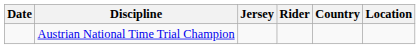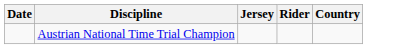- column: (389, 14)
